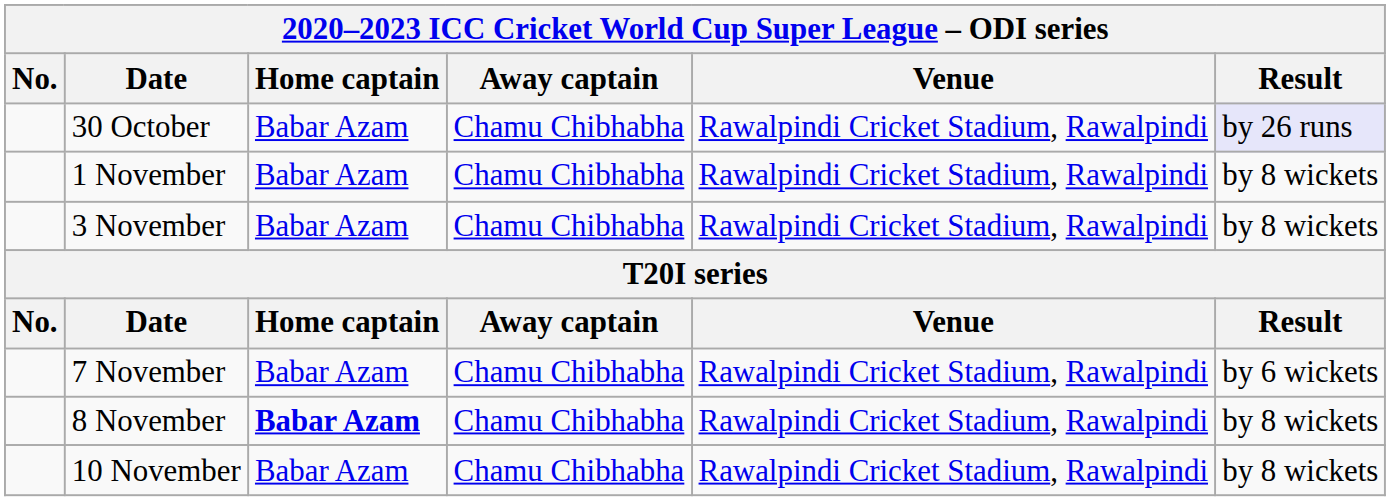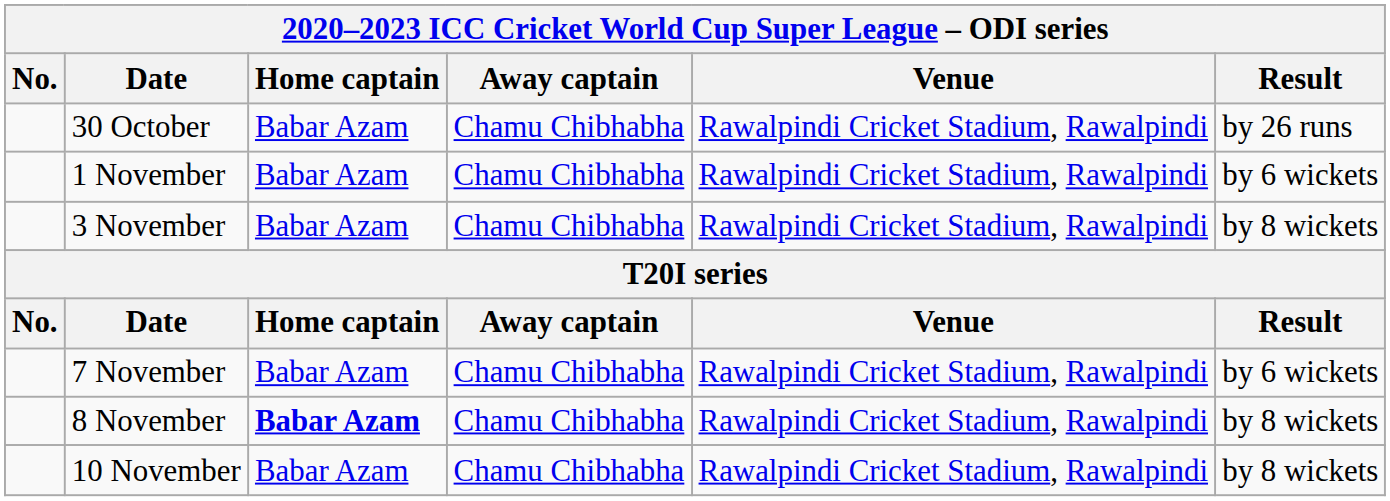(1287, 126) lavender background -> (1287, 126) no background
(1300, 175) by 8 wickets -> (1300, 175) by 6 wickets
